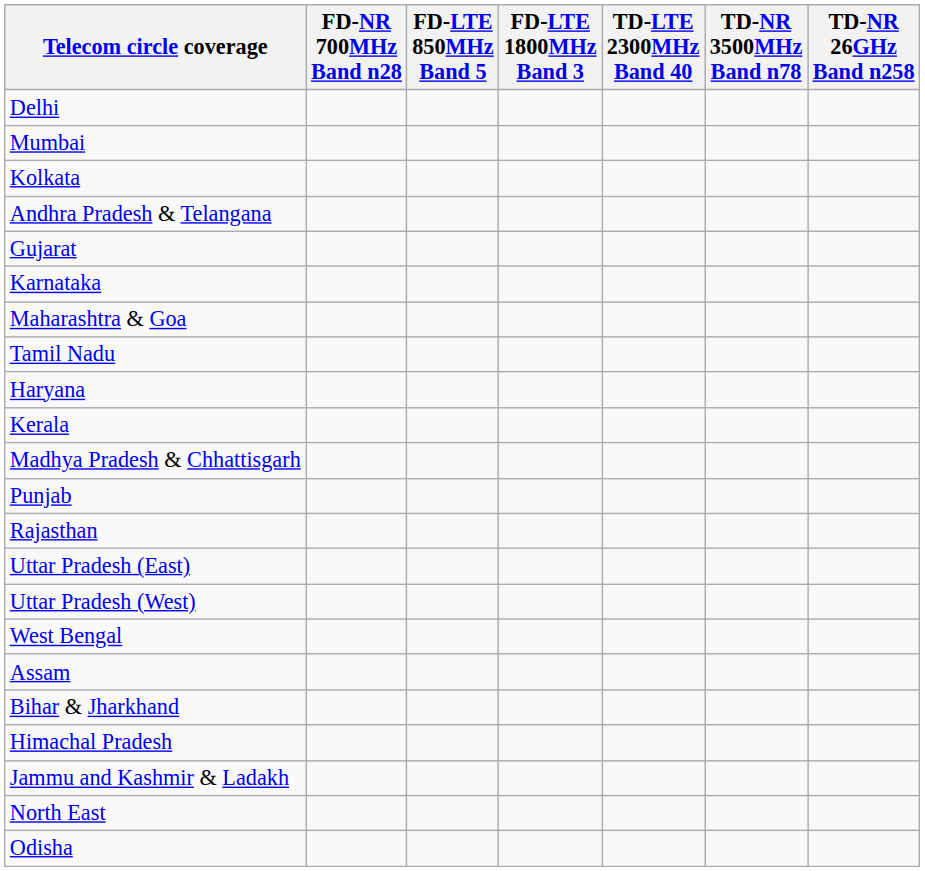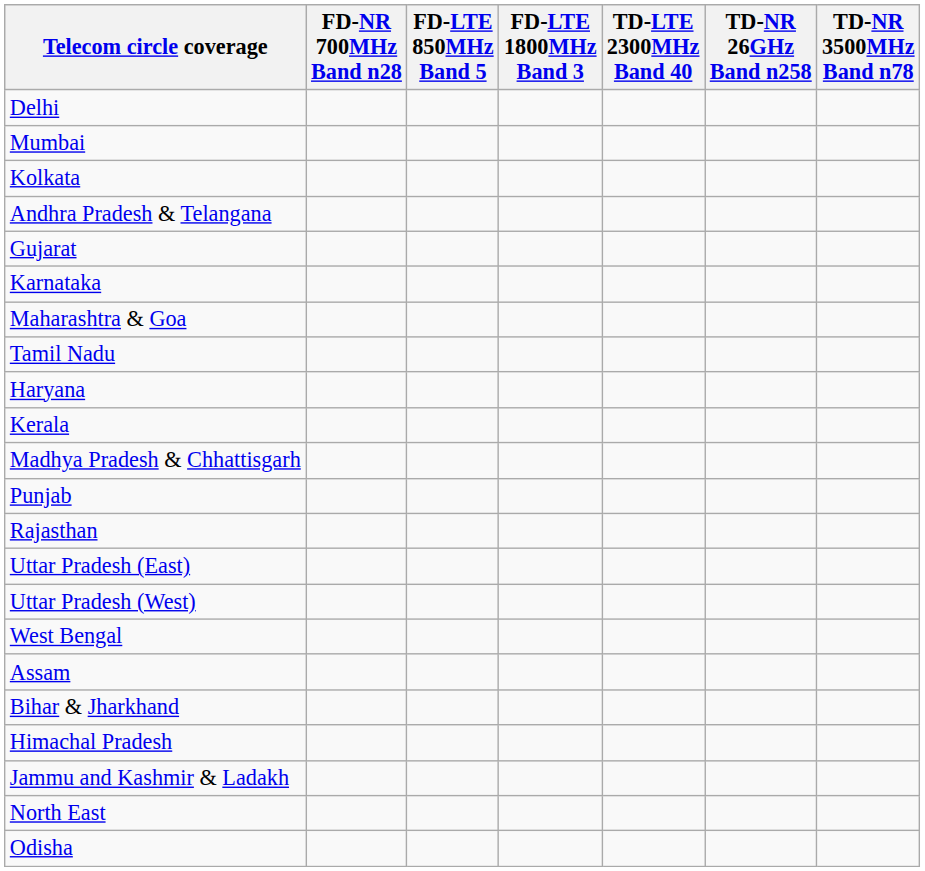columns swapped: (756, 47) <-> (864, 47)
